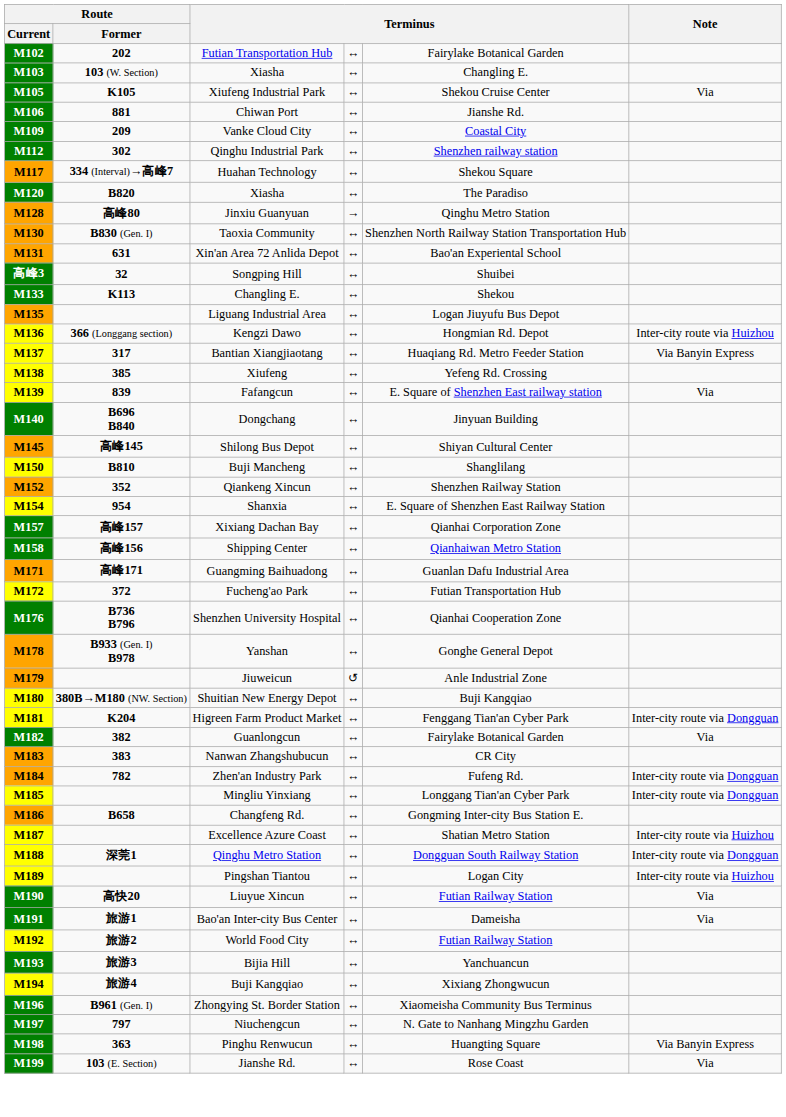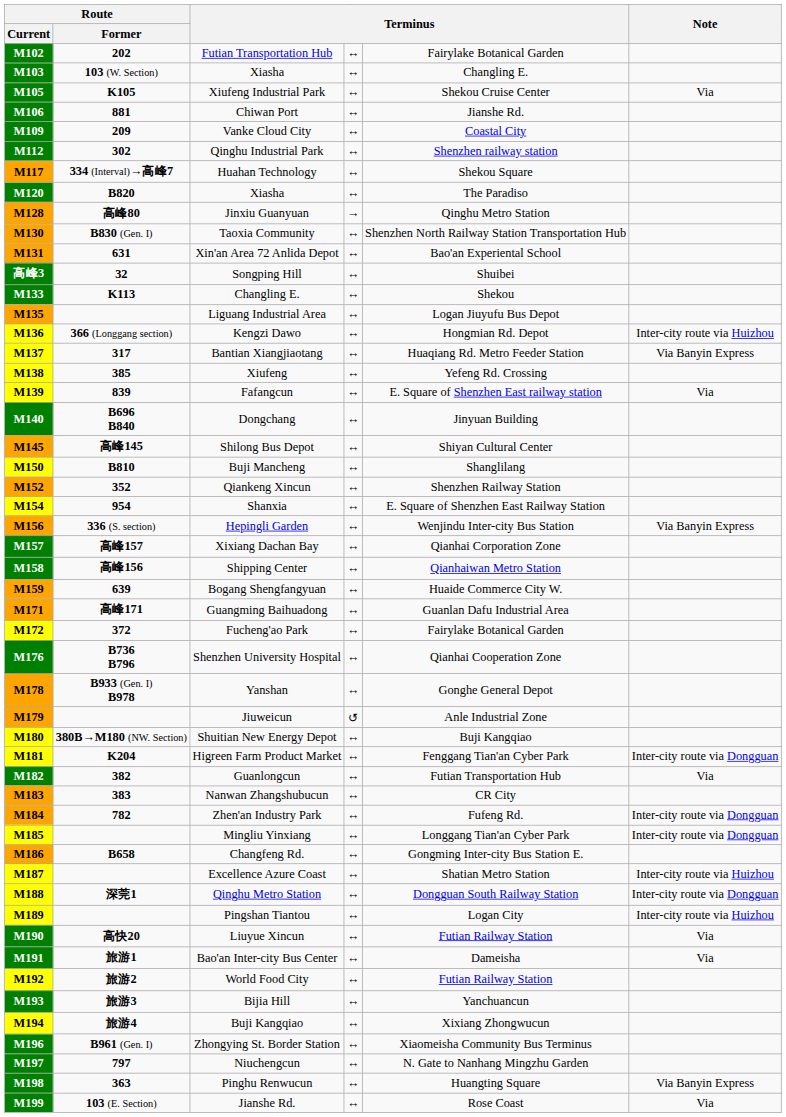+ row: (29, 525)
+ row: (29, 589)
(496, 591) Futian Transportation Hub -> (496, 630) Fairylake Botanical Garden
(496, 737) Fairylake Botanical Garden -> (496, 776) Futian Transportation Hub
